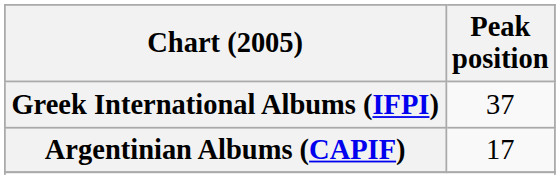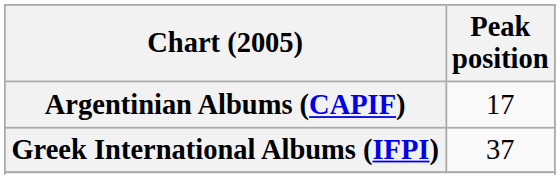rows swapped: (225, 149) <-> (225, 104)
